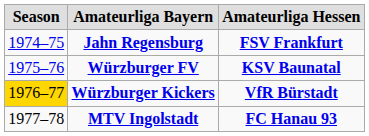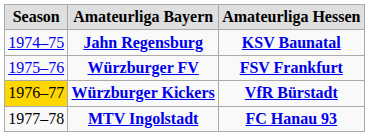(291, 42) FSV Frankfurt -> (291, 42) KSV Baunatal
(291, 67) KSV Baunatal -> (291, 67) FSV Frankfurt
